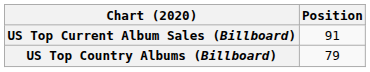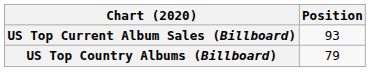(332, 35) 91 -> (332, 35) 93
